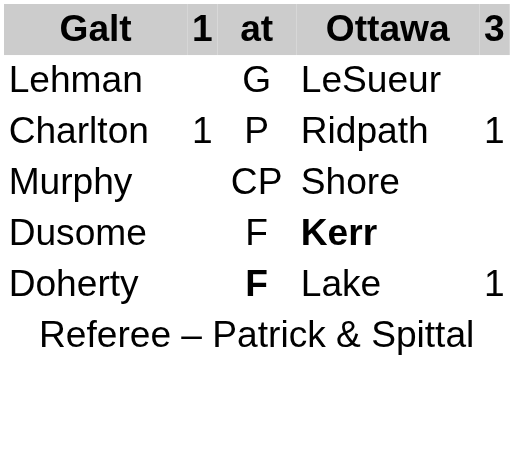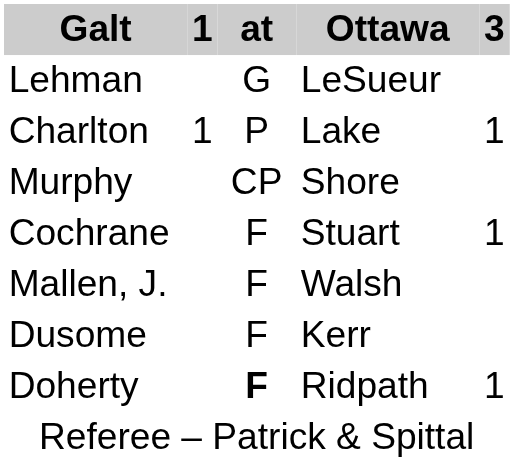(365, 130) Ridpath -> (341, 130) Lake
+ row: (89, 233)
+ row: (88, 284)
(339, 233) bold -> (336, 335) normal
(341, 284) Lake -> (365, 386) Ridpath
